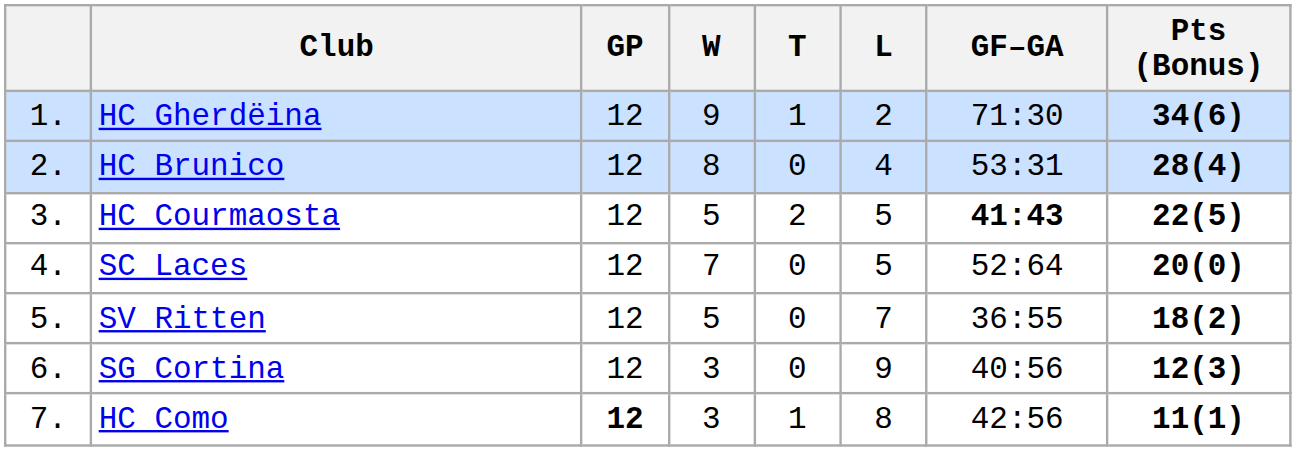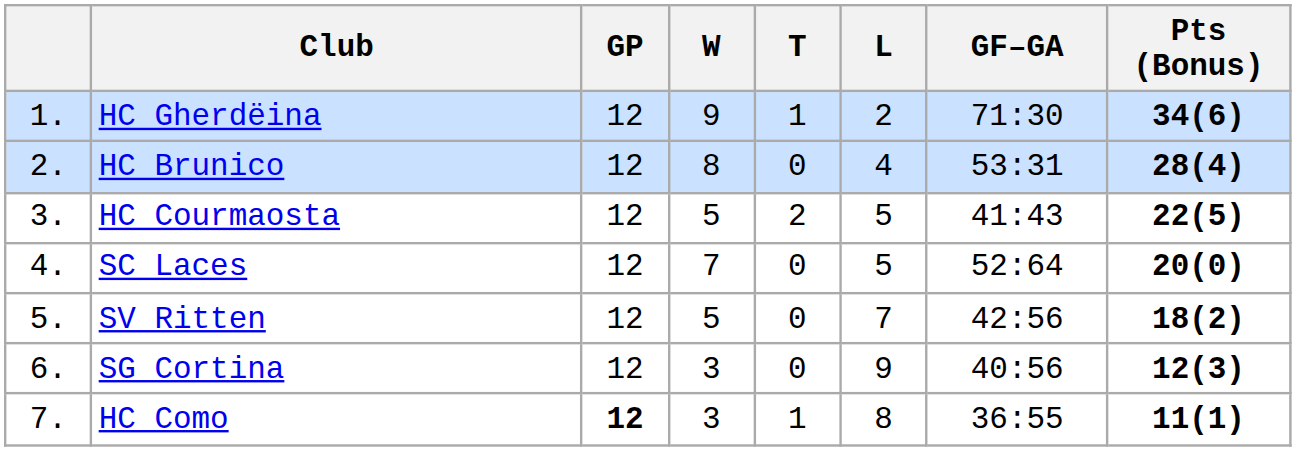(1017, 217) bold -> (1017, 217) normal
(1017, 318) 36:55 -> (1017, 318) 42:56
(1017, 419) 42:56 -> (1017, 419) 36:55
